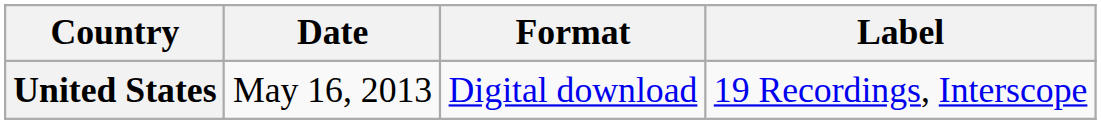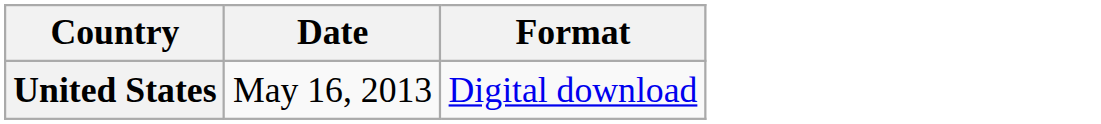- column: (901, 32)
